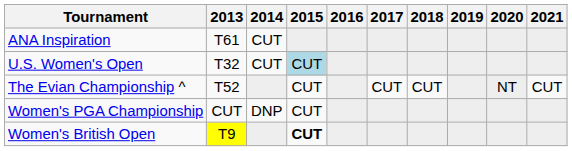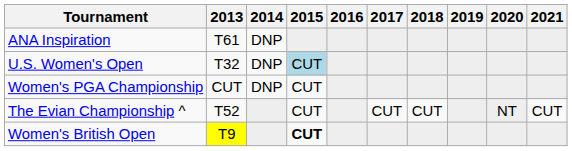(267, 40) CUT -> (267, 40) DNP
(267, 64) CUT -> (267, 64) DNP
rows swapped: (106, 111) <-> (97, 87)
